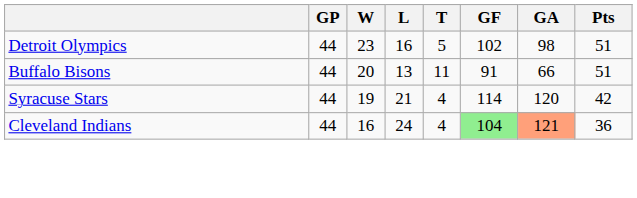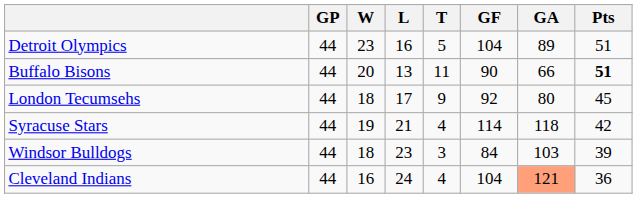(489, 44) 102 -> (489, 44) 104
(546, 44) 98 -> (546, 44) 89
(489, 71) 91 -> (489, 71) 90
(603, 71) normal -> (603, 71) bold
+ row: (74, 98)
(546, 98) 120 -> (546, 125) 118
+ row: (70, 152)
(489, 125) lightgreen background -> (489, 179) no background
